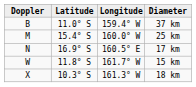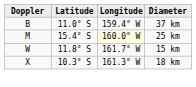(121, 37) no background -> (121, 37) lightyellow background
- row: (168, 50)
